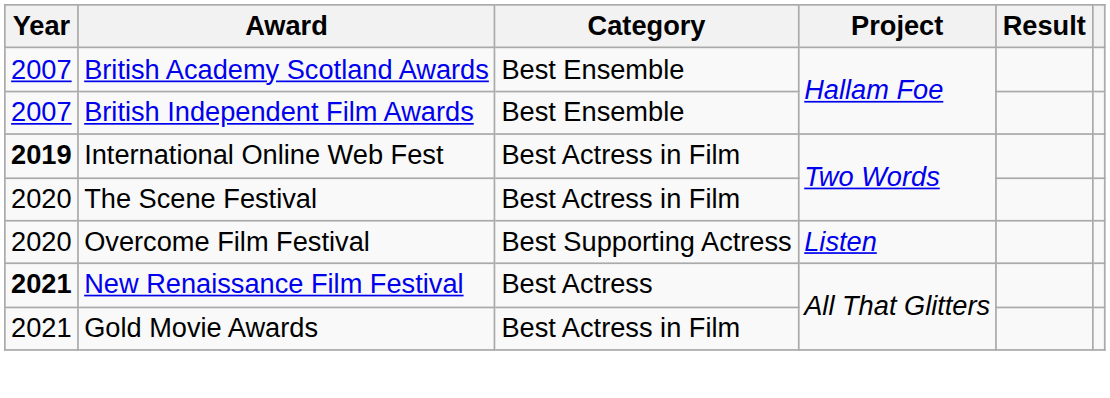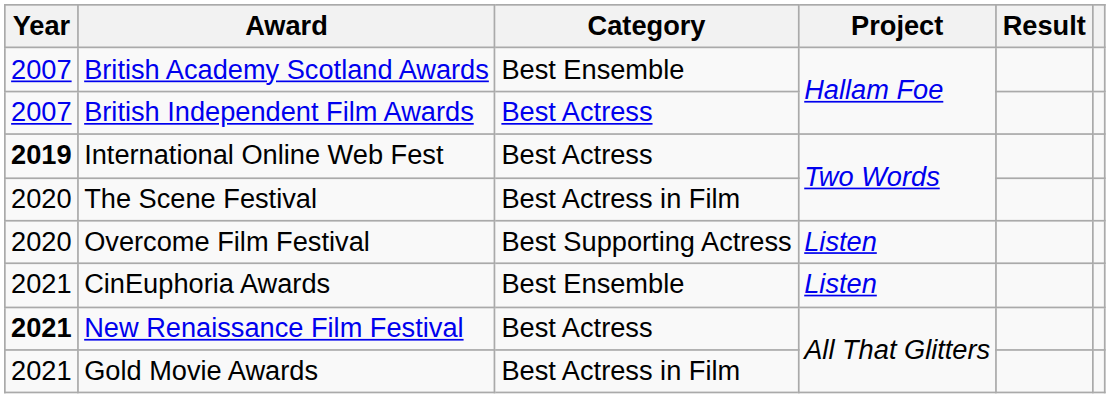(593, 112) Best Ensemble -> (577, 112) Best Actress
(621, 155) Best Actress in Film -> (577, 155) Best Actress
+ row: (207, 284)
